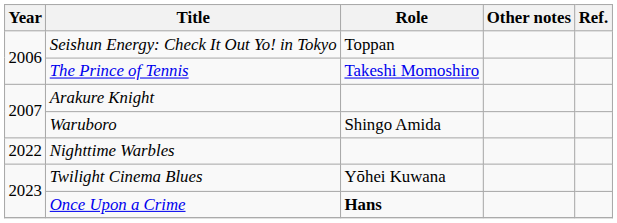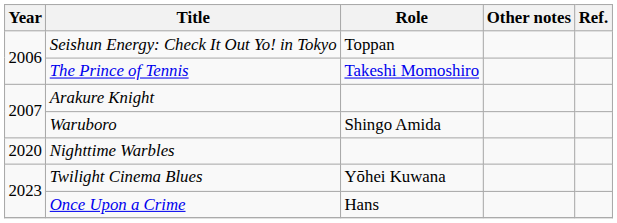(25, 151) 2022 -> (25, 151) 2020
(363, 204) bold -> (362, 204) normal
